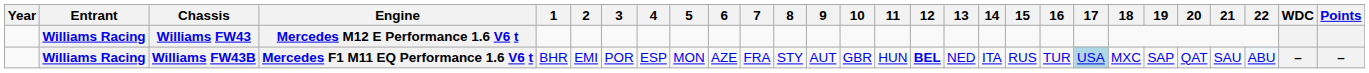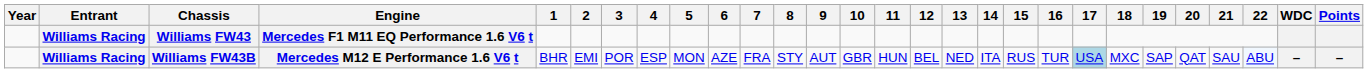(398, 36) Mercedes M12 E Performance 1.6 V6 t -> (398, 36) Mercedes F1 M11 EQ Performance 1.6 V6 t
(398, 57) Mercedes F1 M11 EQ Performance 1.6 V6 t -> (398, 57) Mercedes M12 E Performance 1.6 V6 t
(927, 57) bold -> (927, 57) normal
